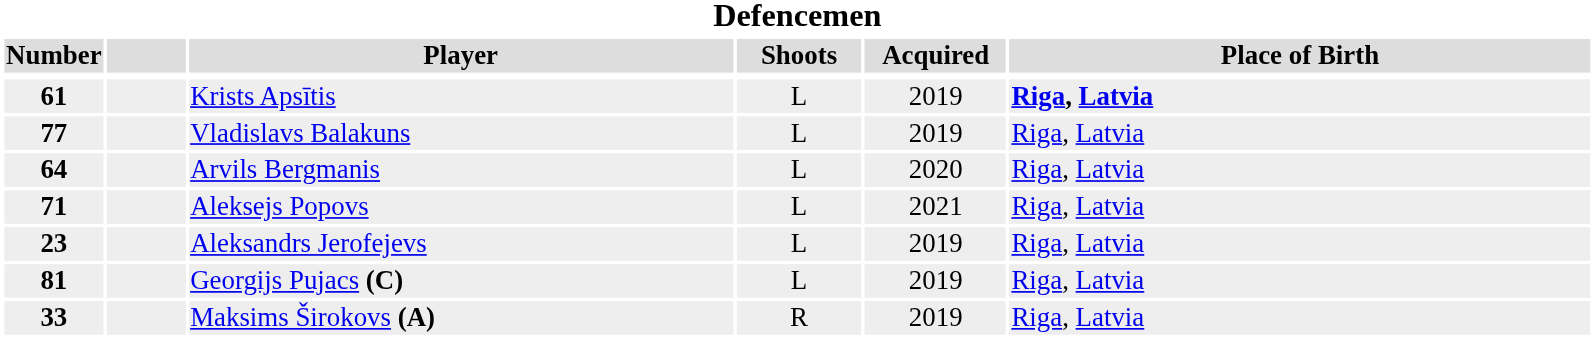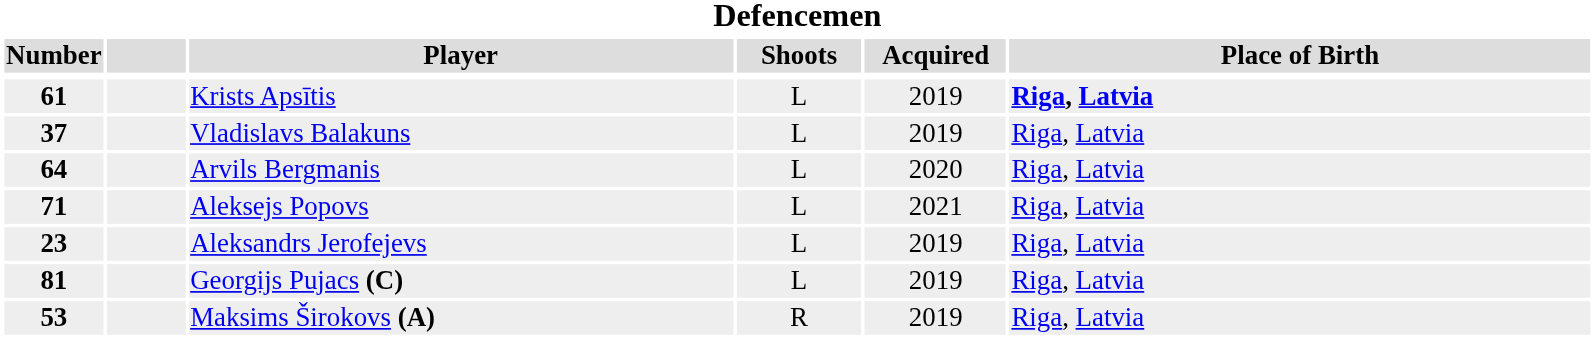(54, 132) 77 -> (54, 132) 37
(54, 317) 33 -> (54, 317) 53
